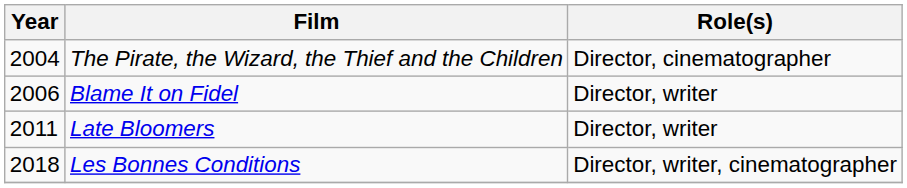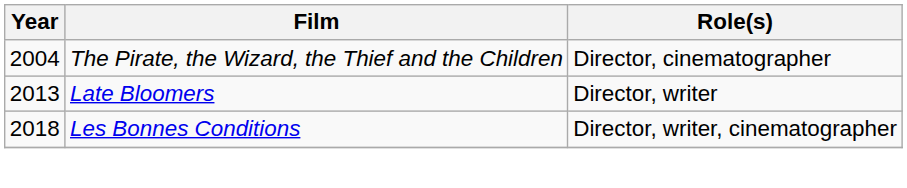- row: (154, 93)
(34, 128) 2011 -> (35, 93) 2013
